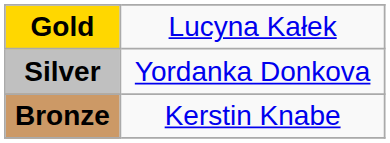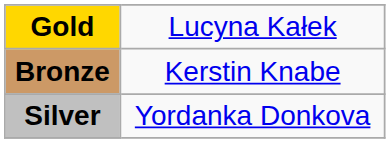rows swapped: (62, 71) <-> (62, 115)
